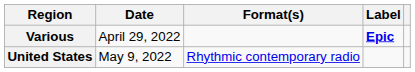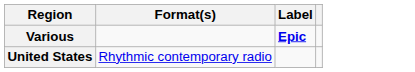- column: (139, 15)
